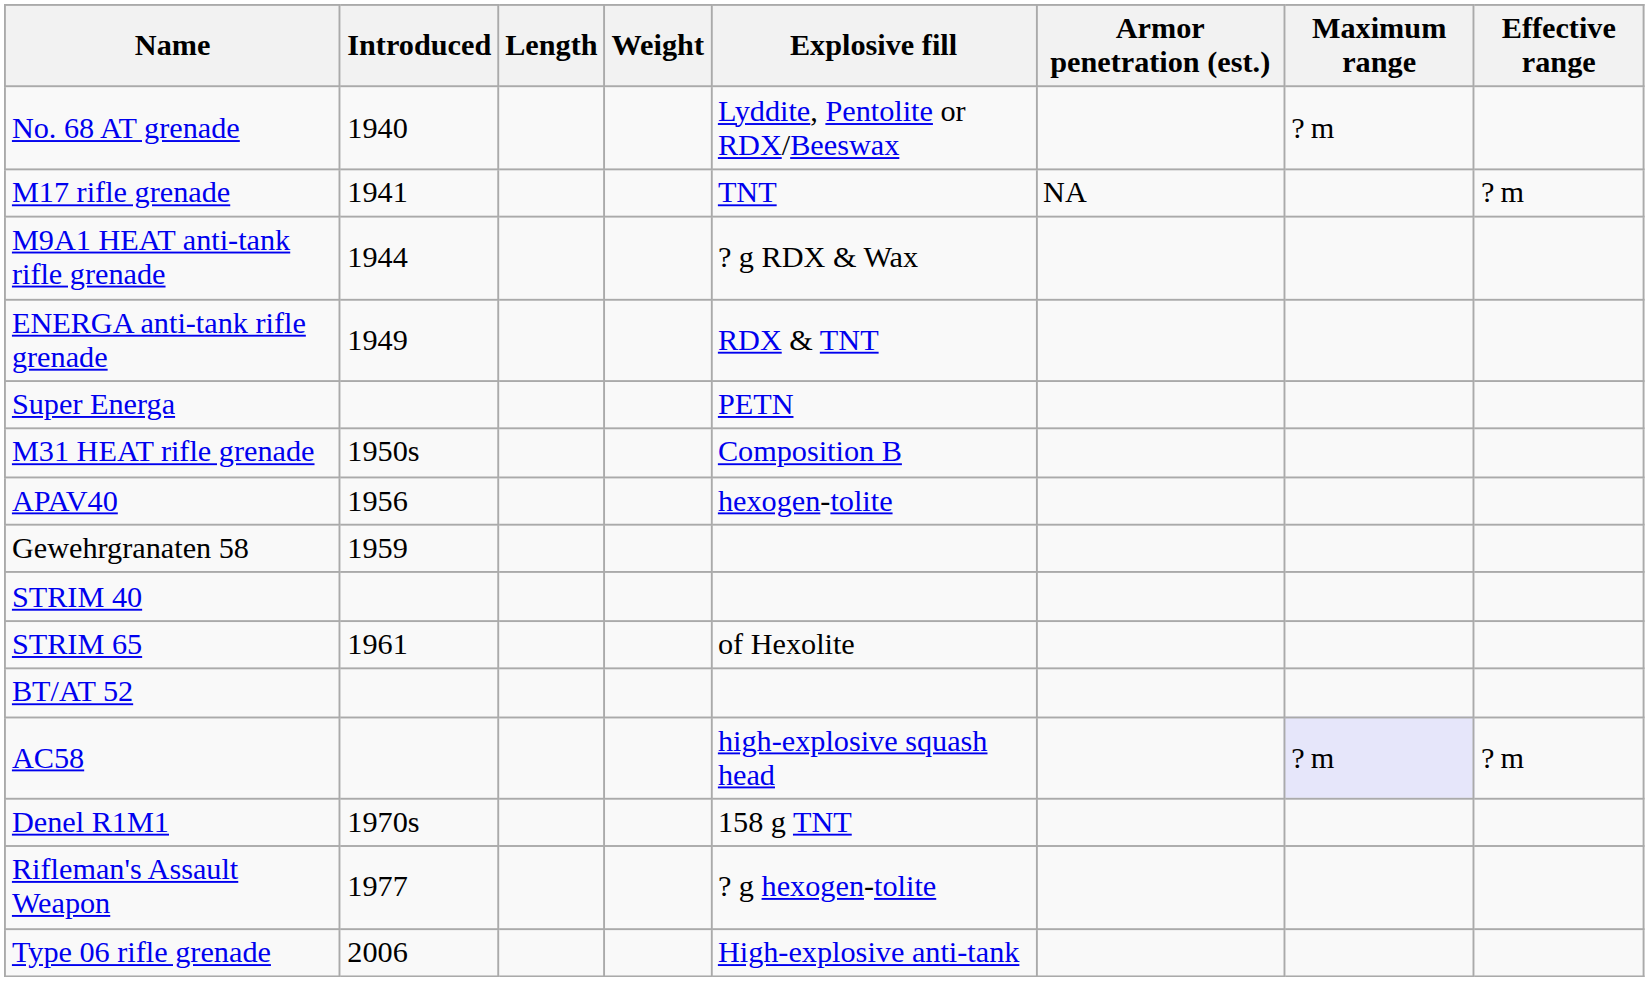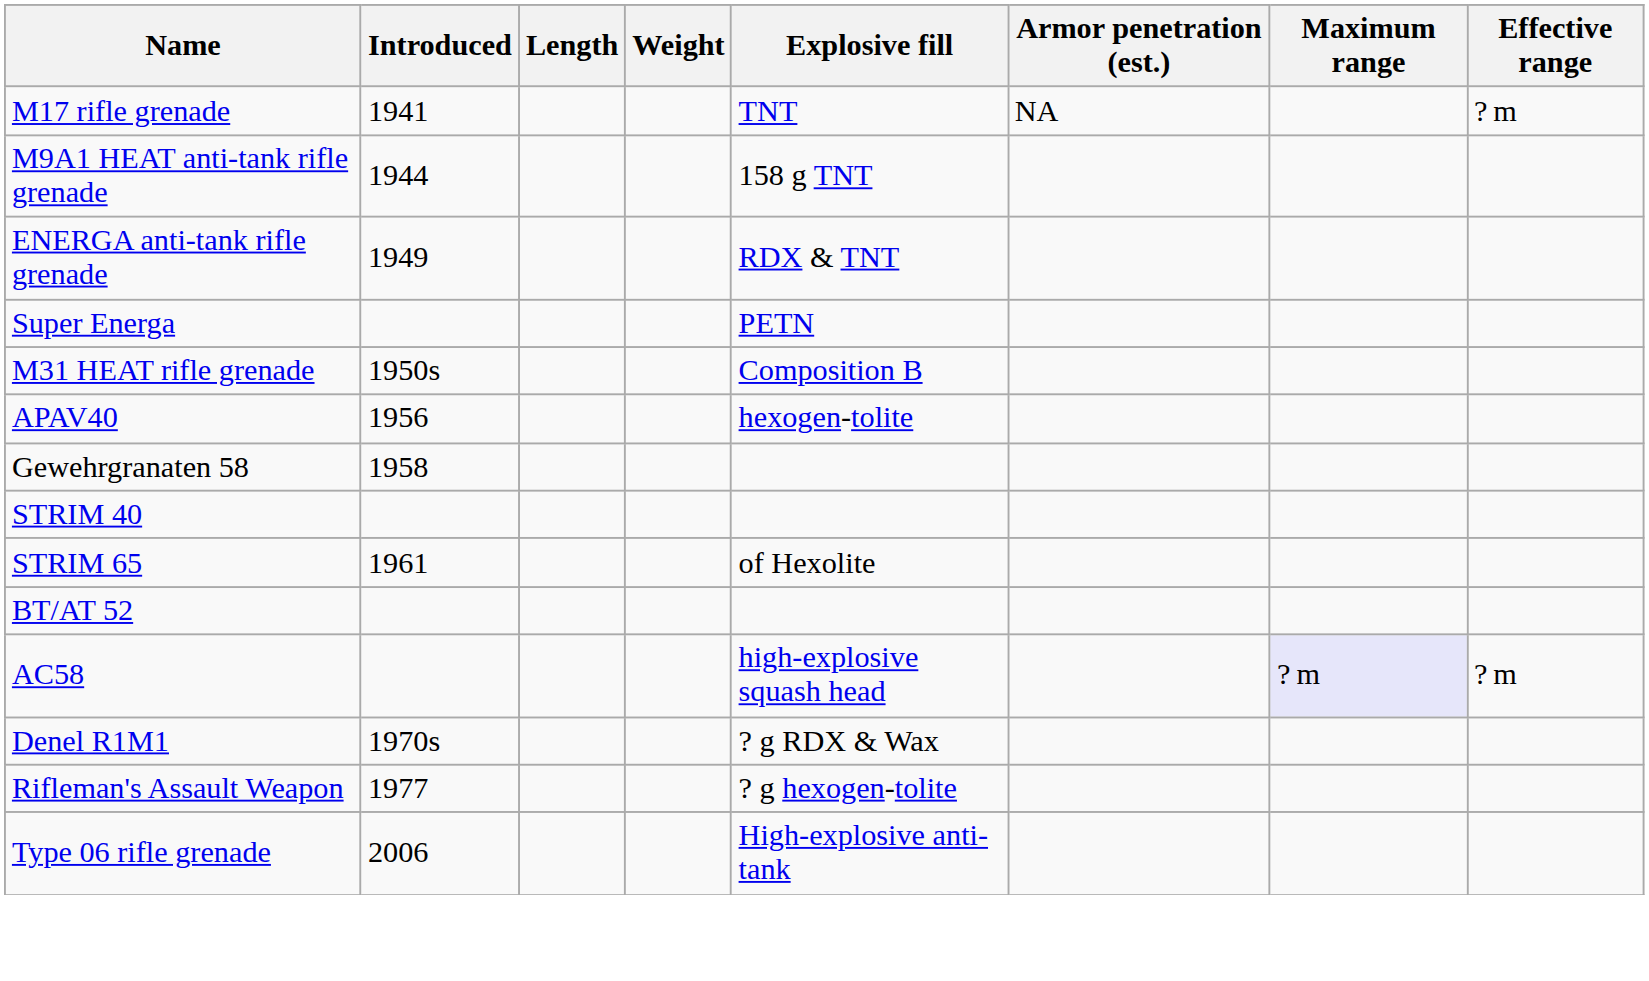- row: (126, 127)
(818, 257) ? g RDX & Wax -> (806, 175) 158 g TNT
(378, 548) 1959 -> (398, 466) 1958
(785, 822) 158 g TNT -> (839, 740) ? g RDX & Wax
